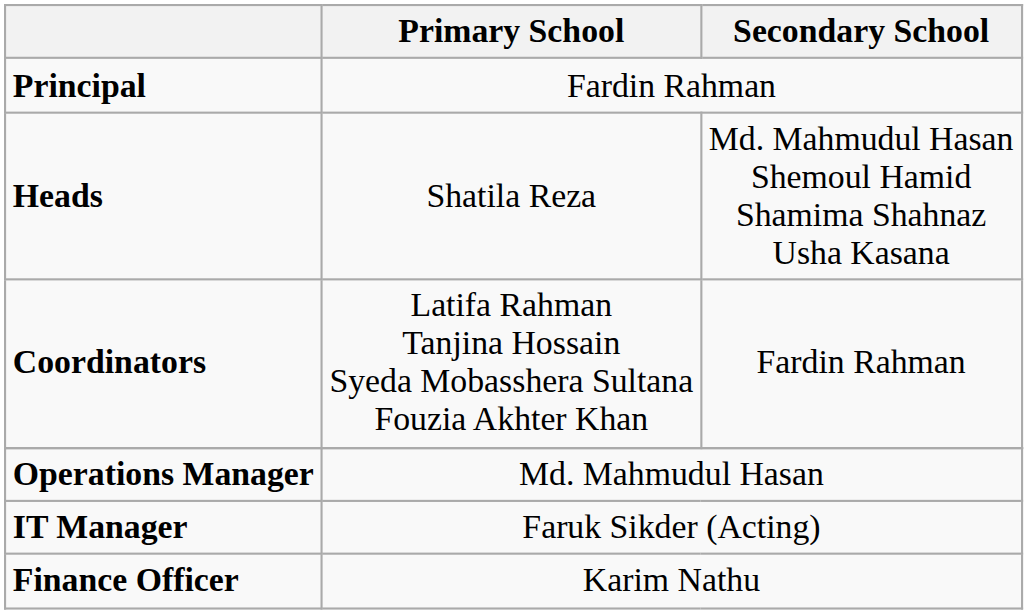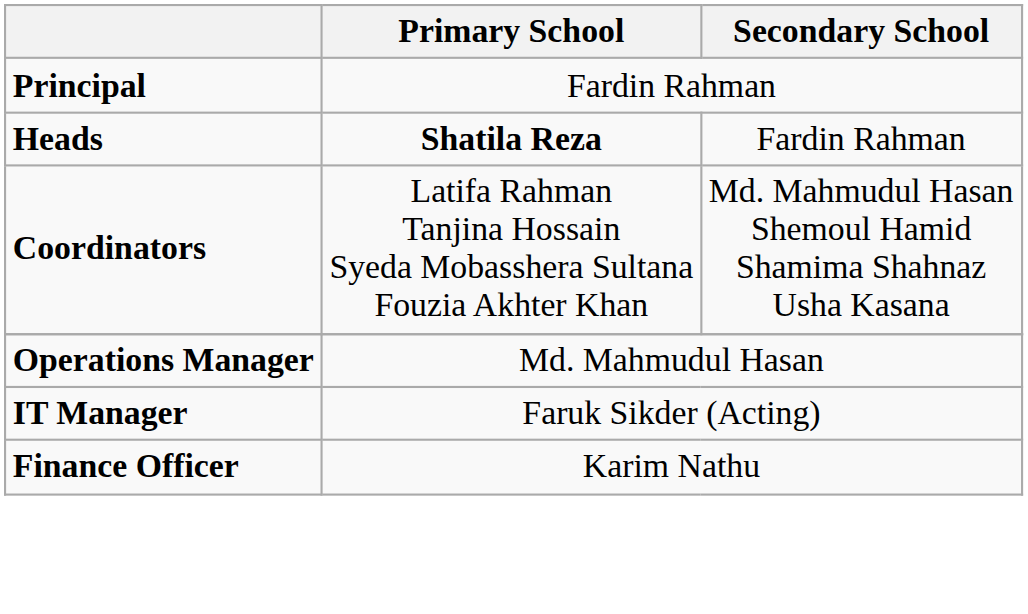(511, 195) normal -> (511, 138) bold
(861, 195) Md. Mahmudul Hasan Shemoul Hamid Shamima Shahnaz Usha Kasana -> (861, 138) Fardin Rahman
(861, 362) Fardin Rahman -> (861, 248) Md. Mahmudul Hasan Shemoul Hamid Shamima Shahnaz Usha Kasana
